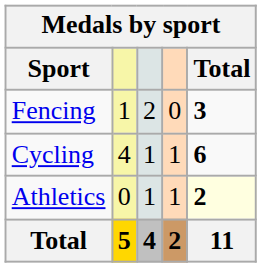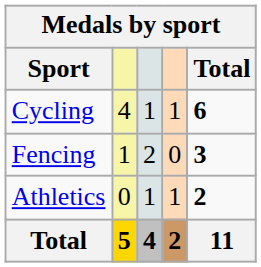rows swapped: (53, 154) <-> (54, 111)
(200, 197) lightyellow background -> (200, 197) no background
